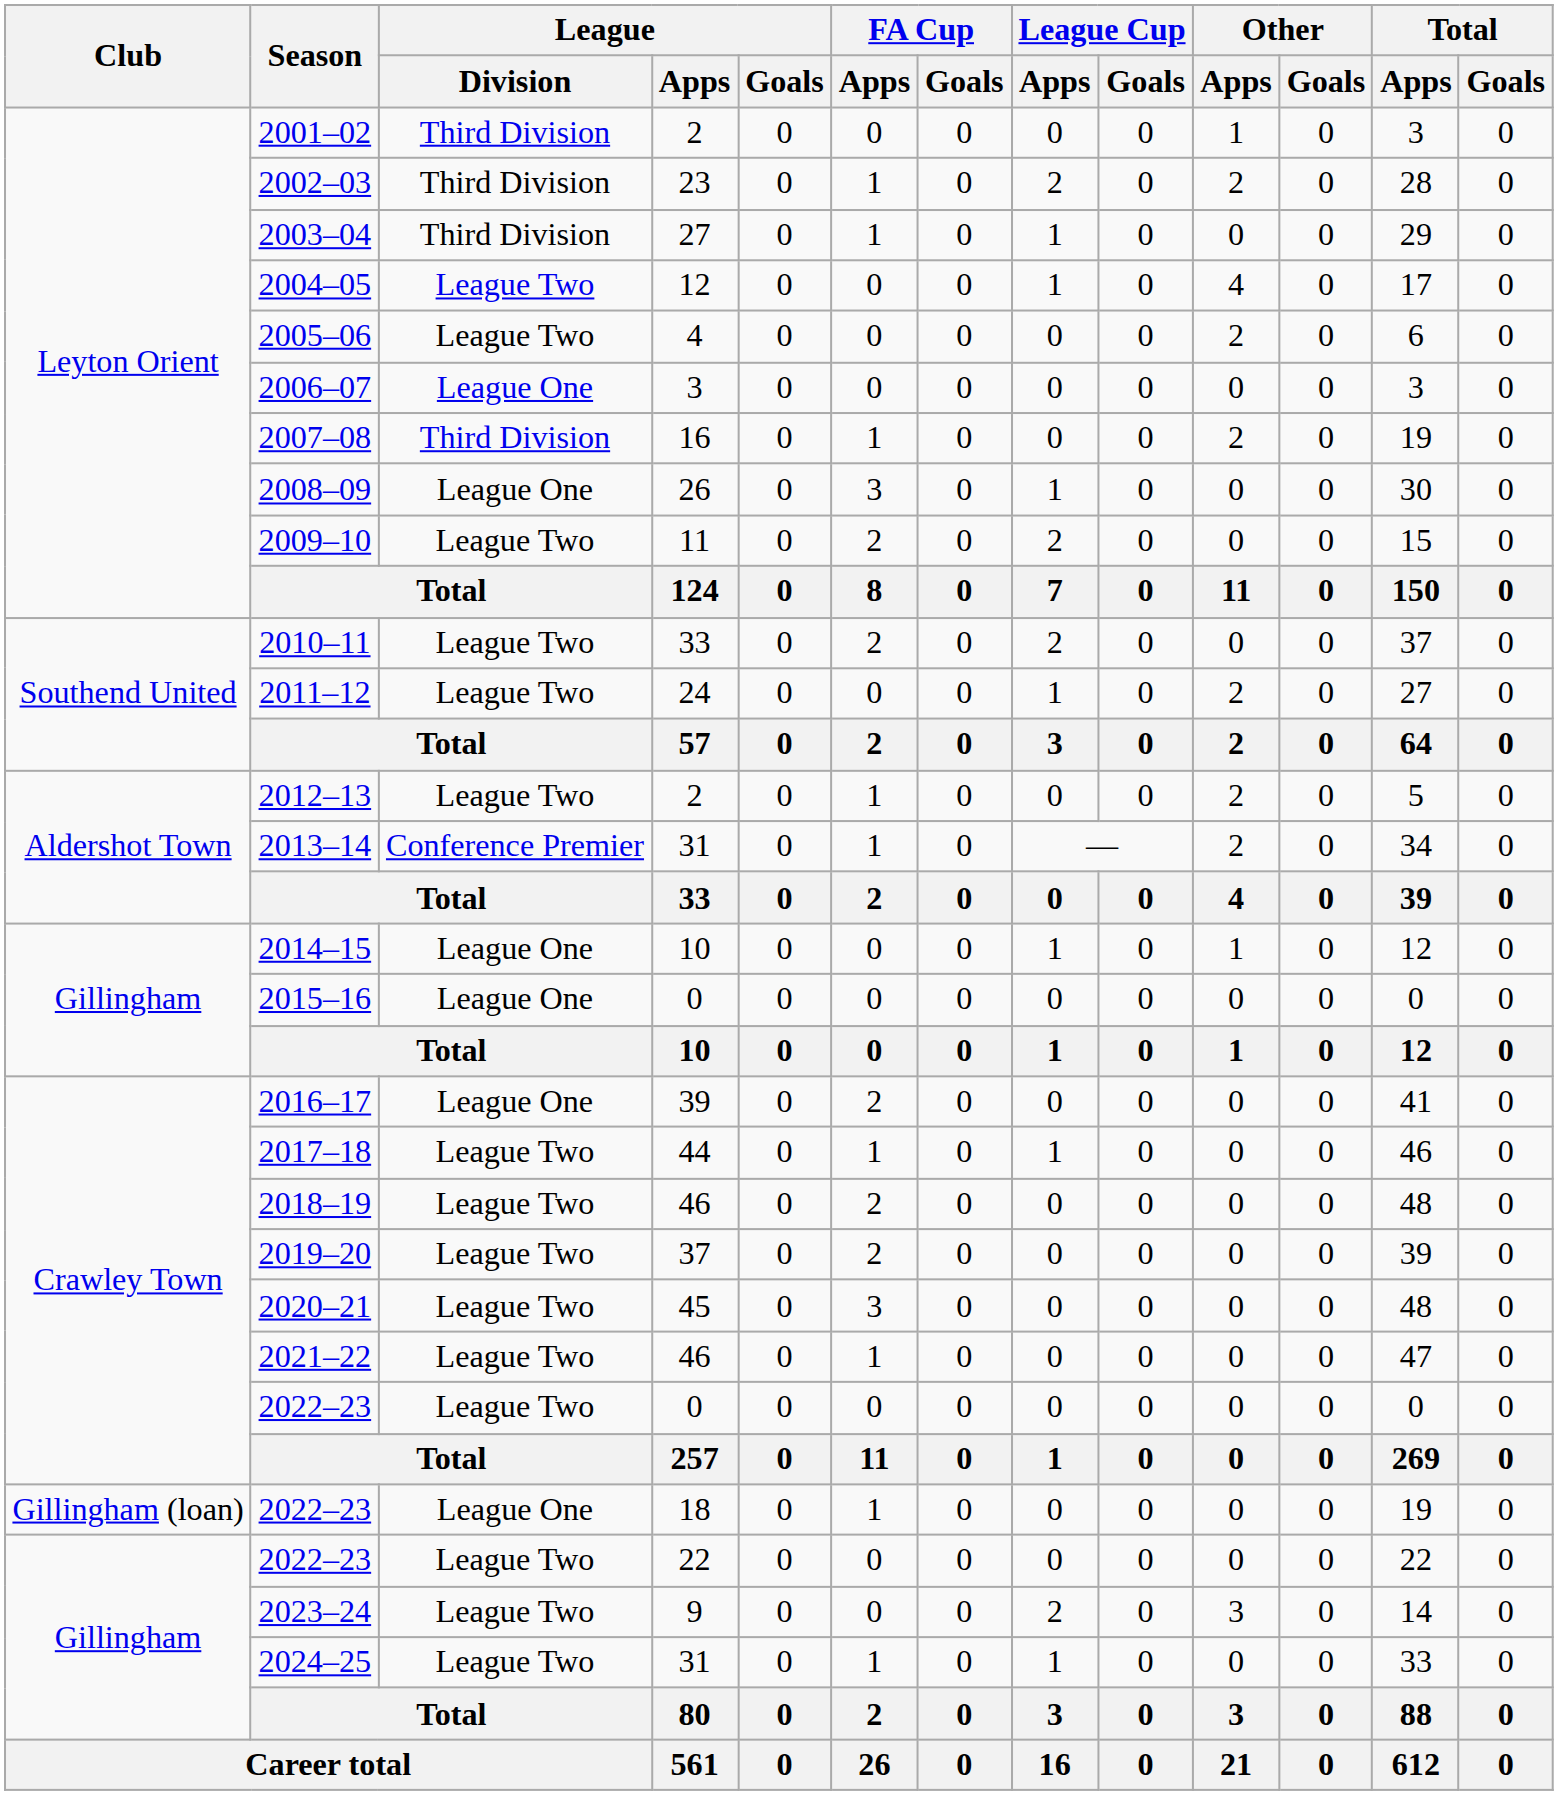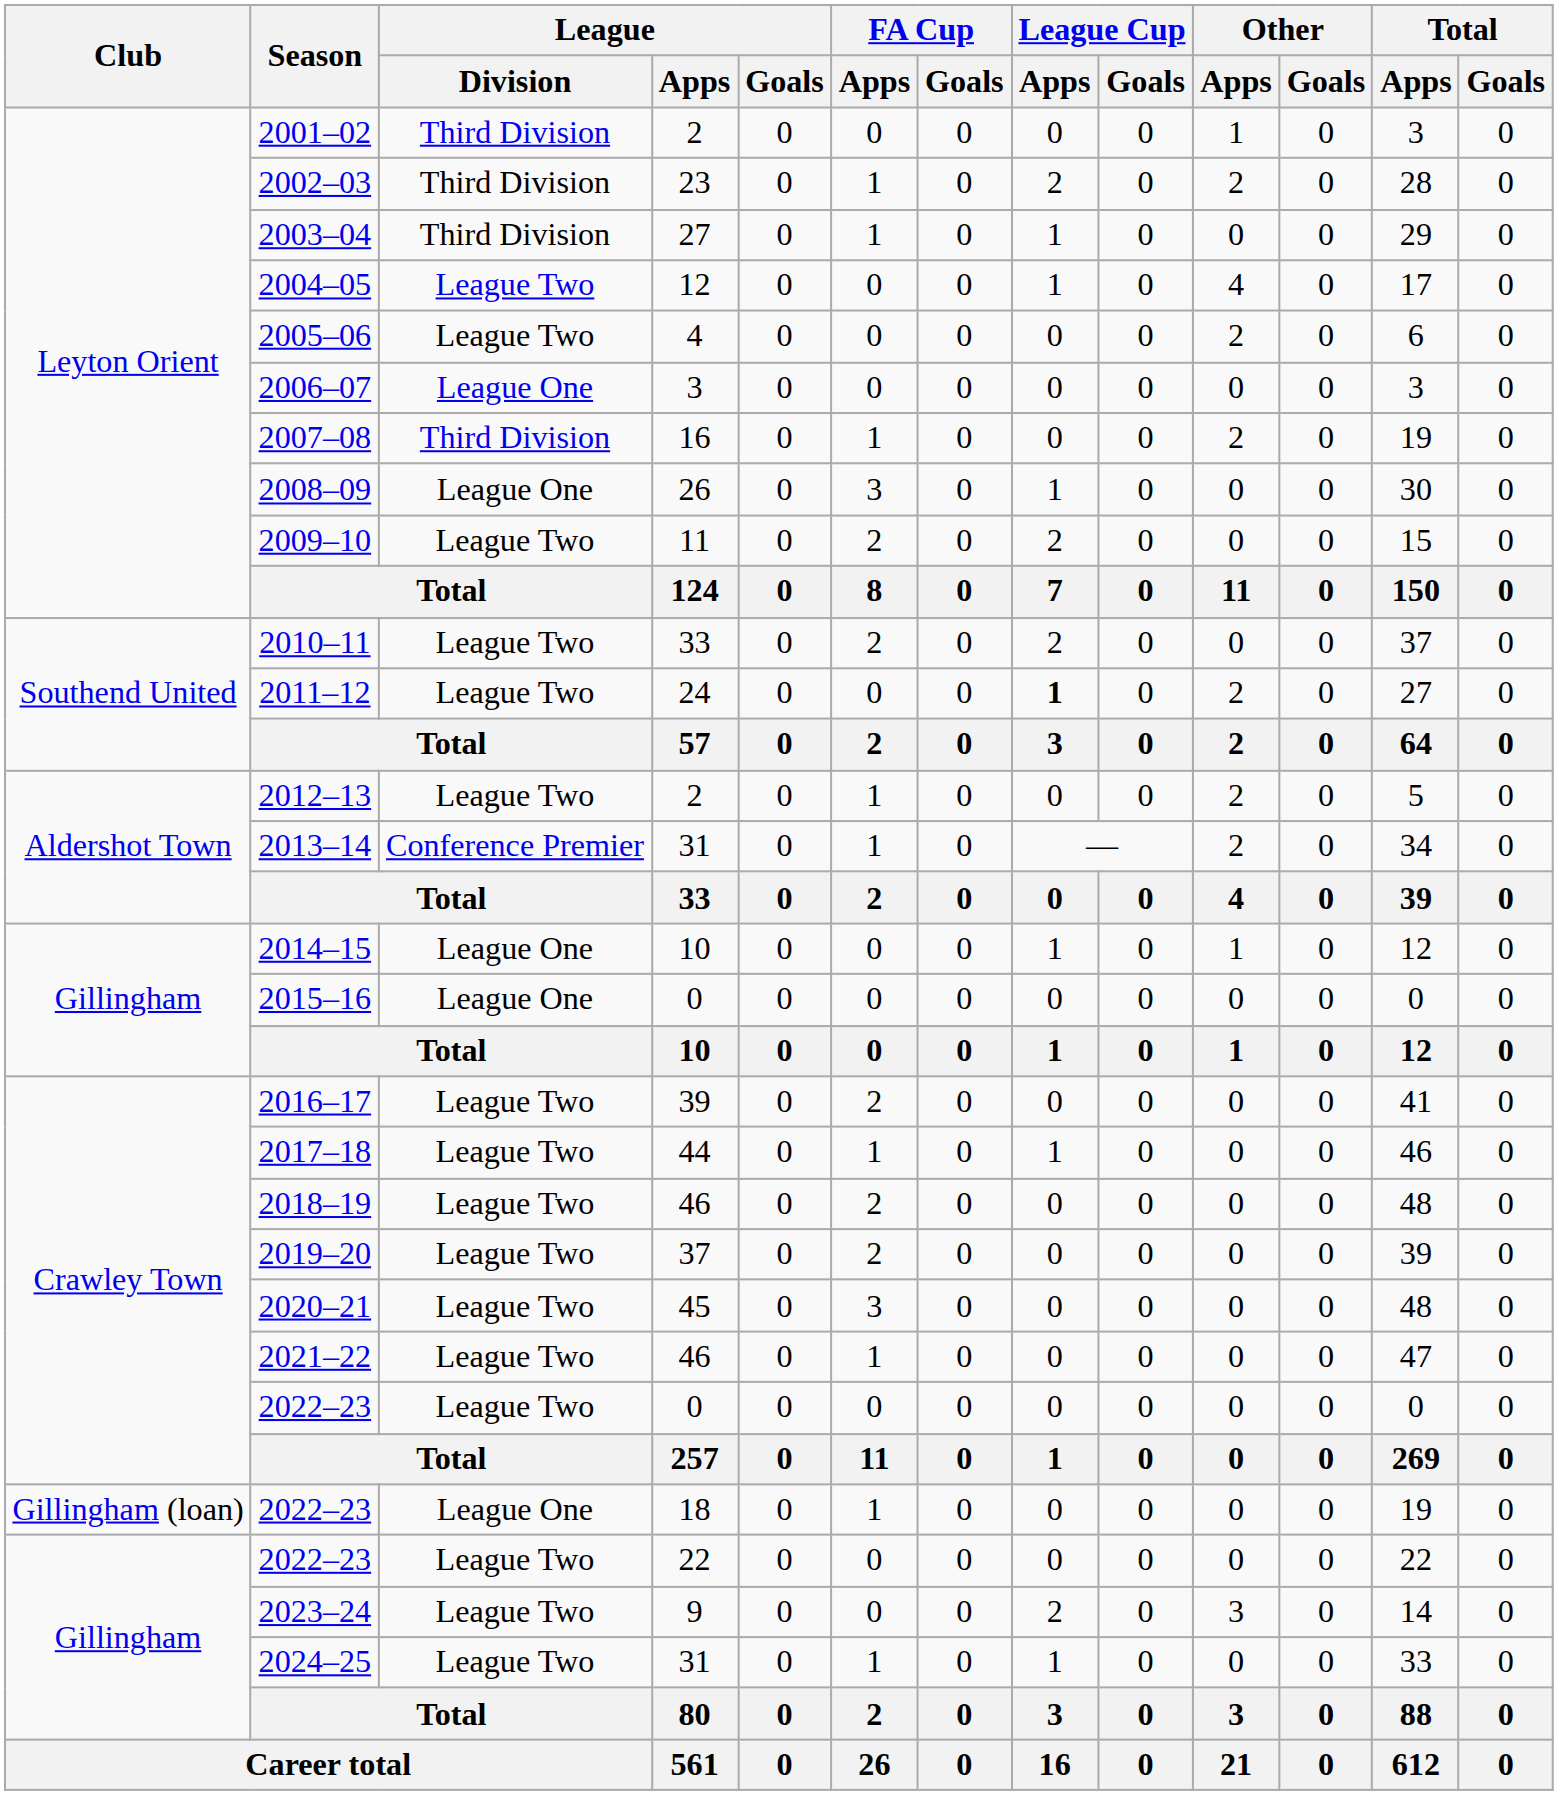(1055, 693) normal -> (1055, 693) bold
(515, 1101) League One -> (515, 1101) League Two
